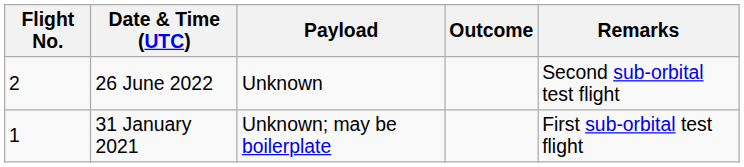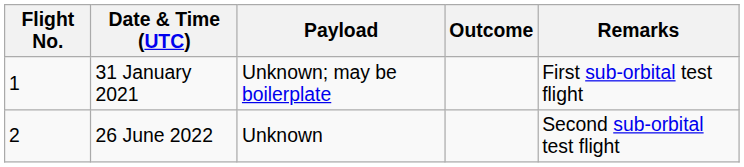rows swapped: (143, 135) <-> (154, 83)
